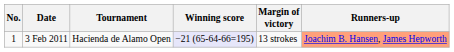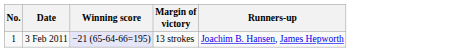- column: (122, 18)
(375, 39) lightsalmon background -> (272, 39) no background
